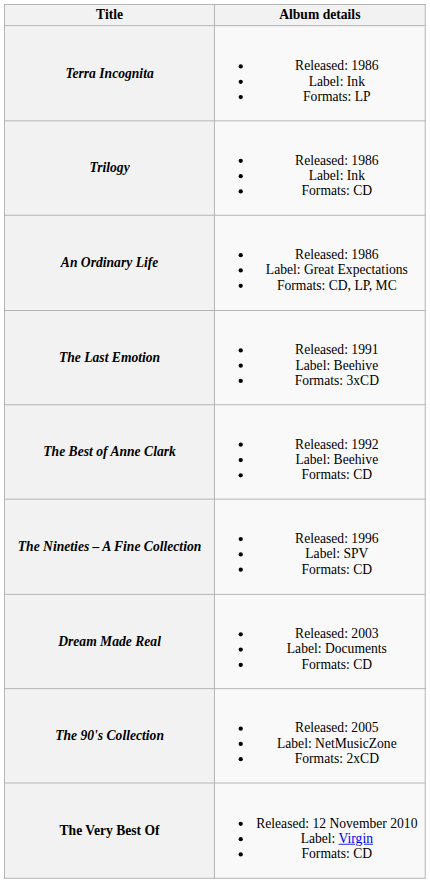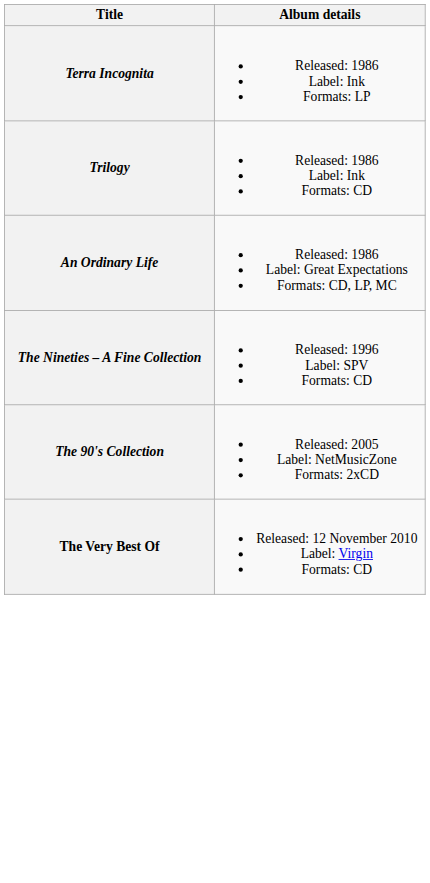- row: (110, 357)
- row: (110, 452)
- row: (110, 641)
